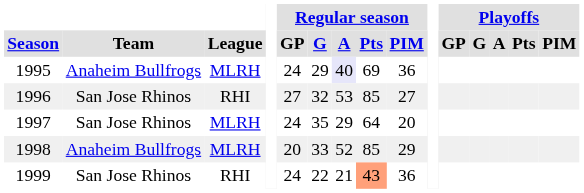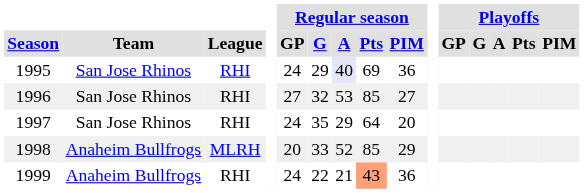(133, 69) Anaheim Bullfrogs -> (133, 69) San Jose Rhinos
(235, 69) MLRH -> (235, 69) RHI
(235, 122) MLRH -> (235, 122) RHI
(133, 175) San Jose Rhinos -> (133, 175) Anaheim Bullfrogs
